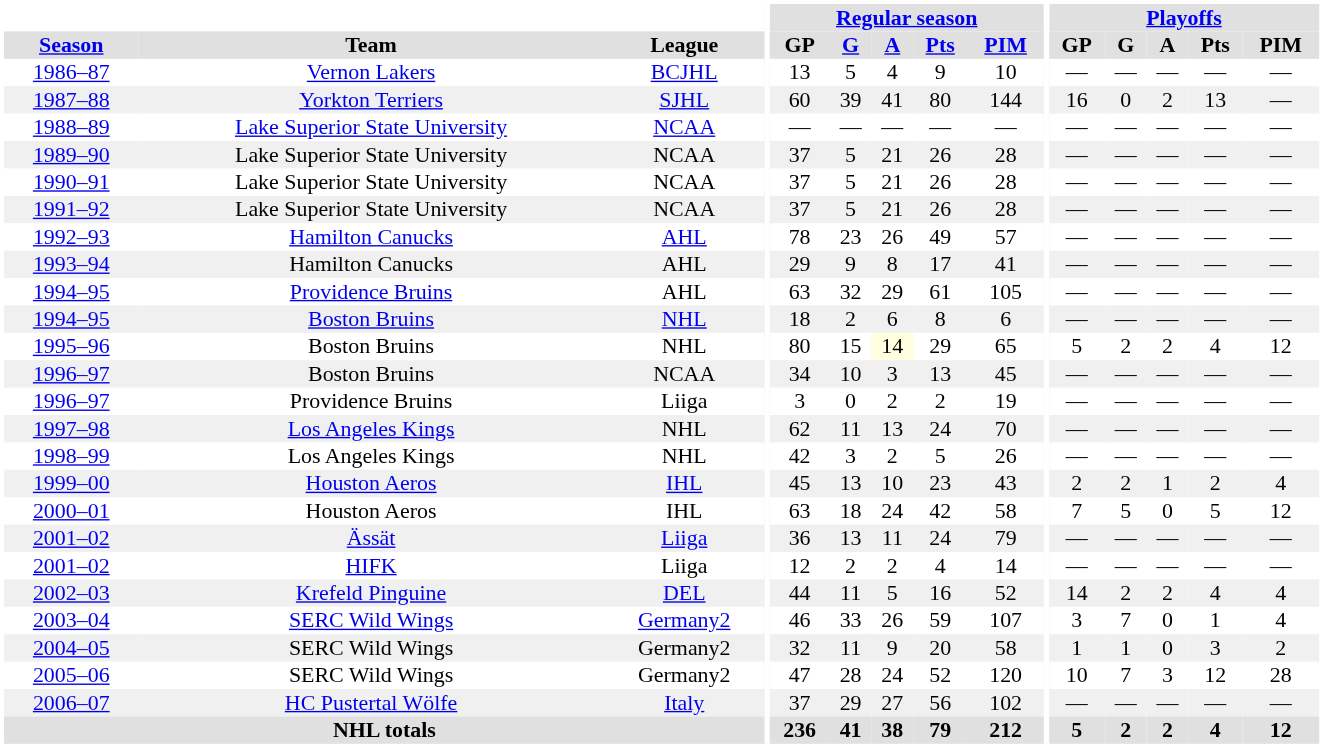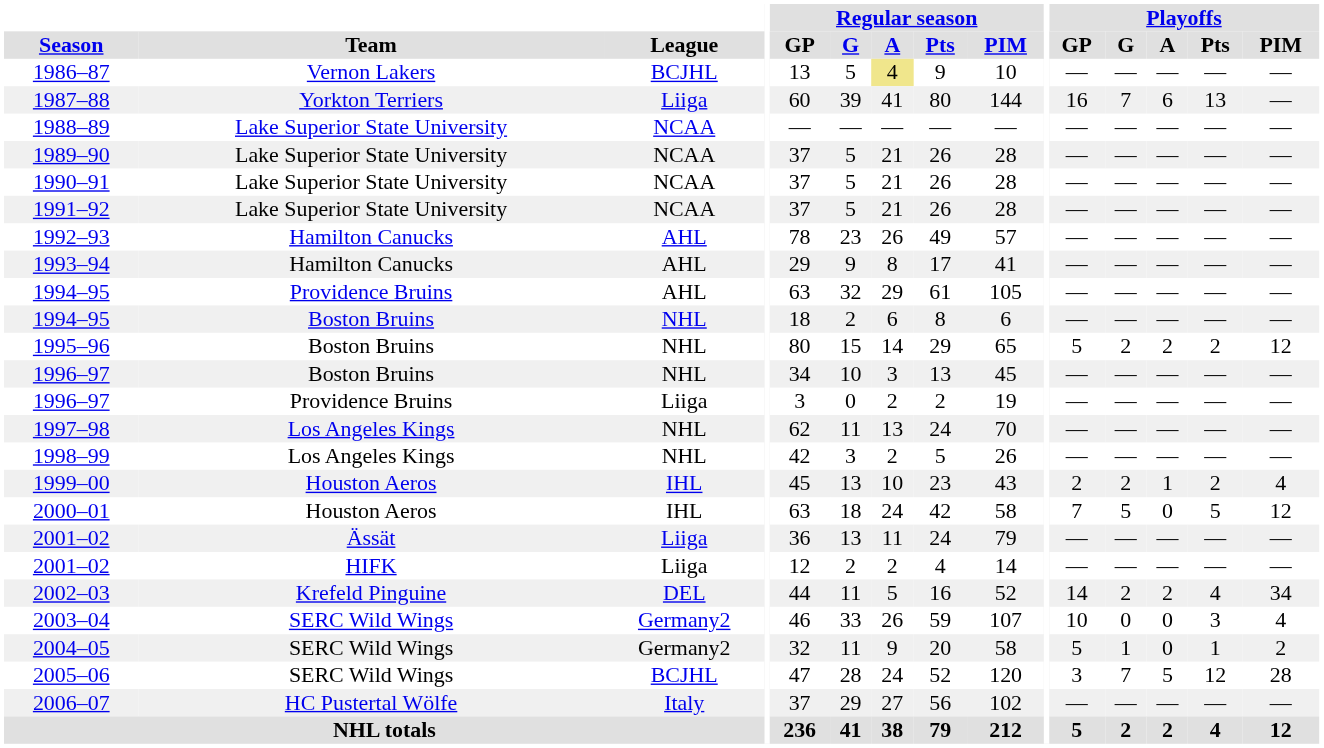(892, 72) no background -> (892, 72) khaki background
(684, 99) SJHL -> (684, 99) Liiga
(1126, 99) 0 -> (1126, 99) 7
(1167, 99) 2 -> (1167, 99) 6
(892, 346) lightyellow background -> (892, 346) no background
(1215, 346) 4 -> (1215, 346) 2
(684, 373) NCAA -> (684, 373) NHL
(1281, 592) 4 -> (1281, 592) 34
(1077, 620) 3 -> (1077, 620) 10
(1126, 620) 7 -> (1126, 620) 0
(1215, 620) 1 -> (1215, 620) 3
(1077, 647) 1 -> (1077, 647) 5
(1215, 647) 3 -> (1215, 647) 1
(684, 675) Germany2 -> (684, 675) BCJHL
(1077, 675) 10 -> (1077, 675) 3
(1167, 675) 3 -> (1167, 675) 5
